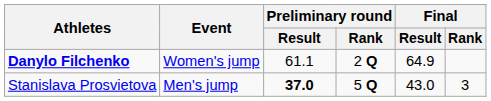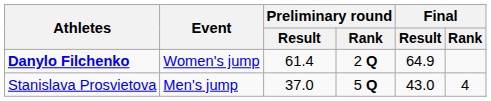(299, 62) 61.1 -> (299, 62) 61.4
(299, 85) bold -> (299, 85) normal
(465, 85) 3 -> (465, 85) 4
